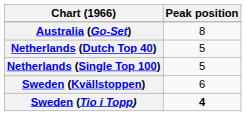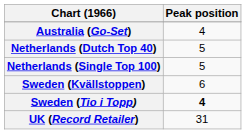(202, 31) 8 -> (202, 31) 4
+ row: (84, 119)
